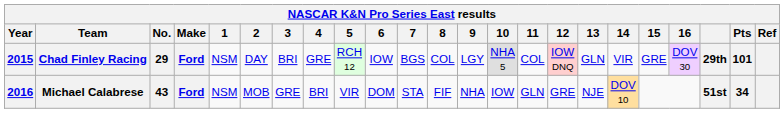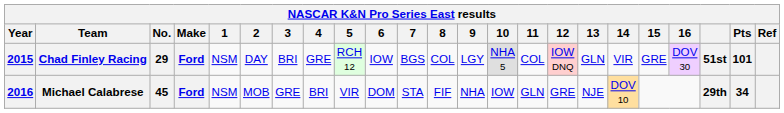(715, 59) 29th -> (715, 59) 51st
(162, 92) 43 -> (162, 92) 45
(715, 92) 51st -> (715, 92) 29th
